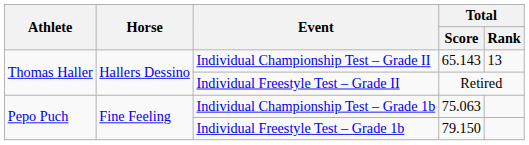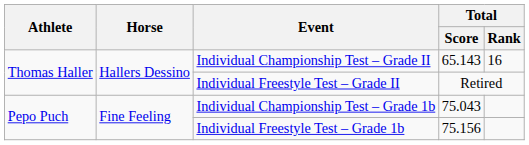(495, 60) 13 -> (495, 60) 16
(461, 106) 75.063 -> (461, 106) 75.043
(461, 128) 79.150 -> (461, 128) 75.156
